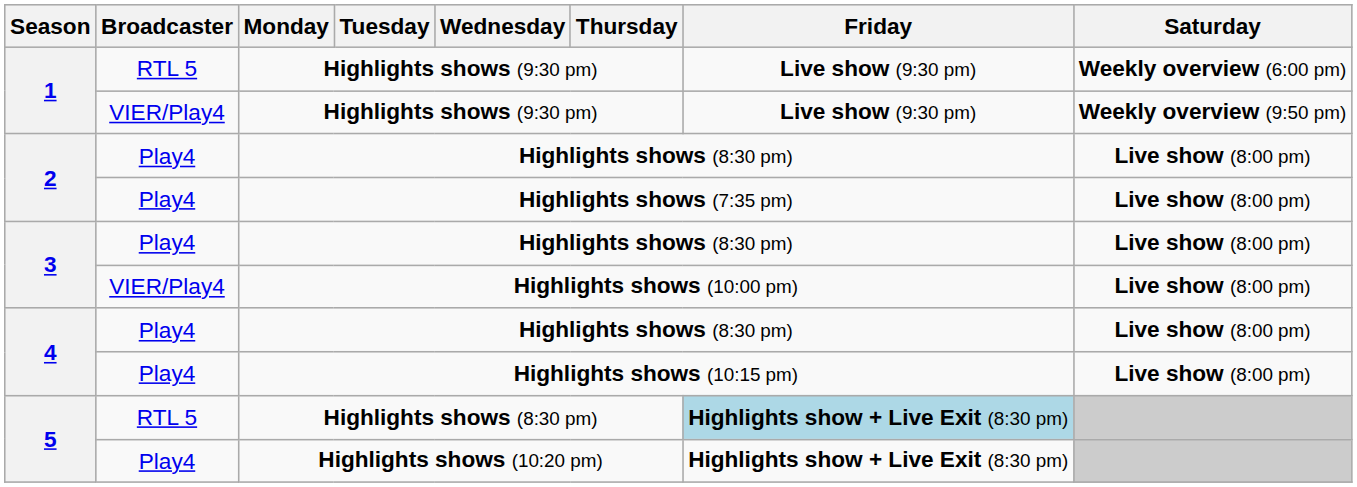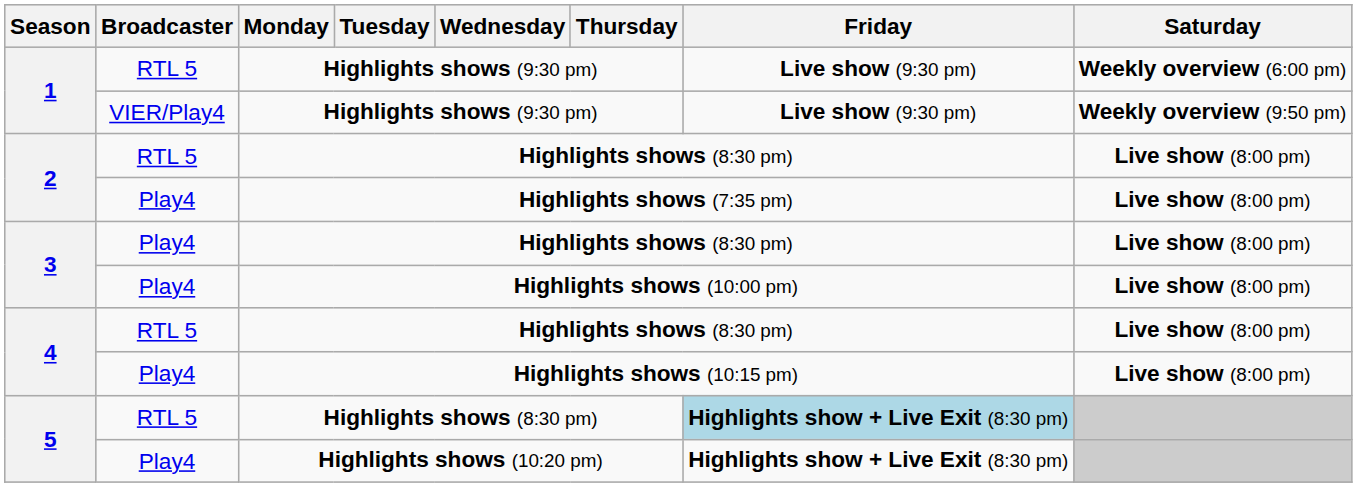(167, 156) Play4 -> (167, 156) RTL 5
(167, 287) VIER/Play4 -> (167, 287) Play4
(167, 330) Play4 -> (167, 330) RTL 5
